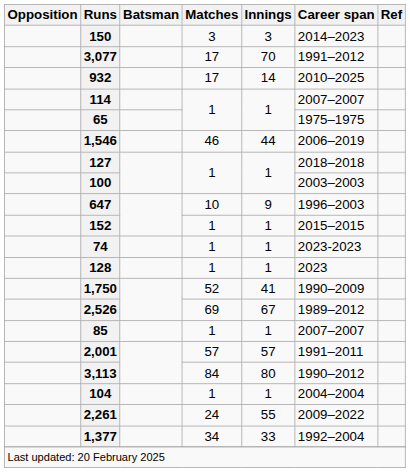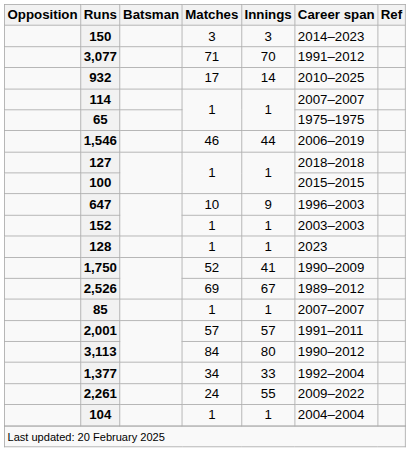(212, 57) 17 -> (212, 57) 71
(331, 183) 2003–2003 -> (331, 183) 2015–2015
(331, 225) 2015–2015 -> (331, 225) 2003–2003
- row: (100, 246)
rows swapped: (100, 394) <-> (100, 436)
